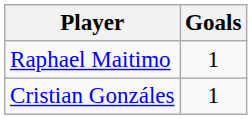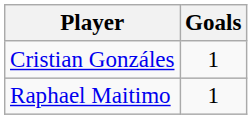rows swapped: (92, 95) <-> (90, 59)
